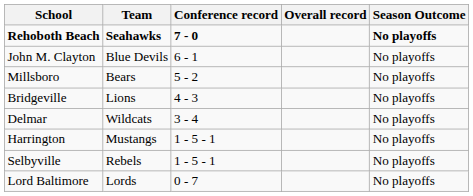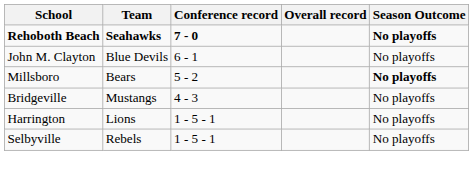(404, 77) normal -> (405, 77) bold
(121, 98) Lions -> (131, 98) Mustangs
- row: (27, 118)
(131, 139) Mustangs -> (121, 118) Lions
- row: (48, 181)
